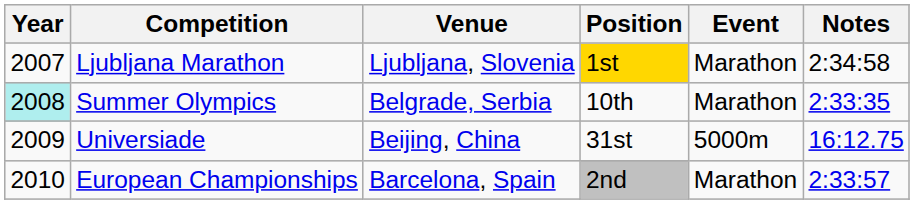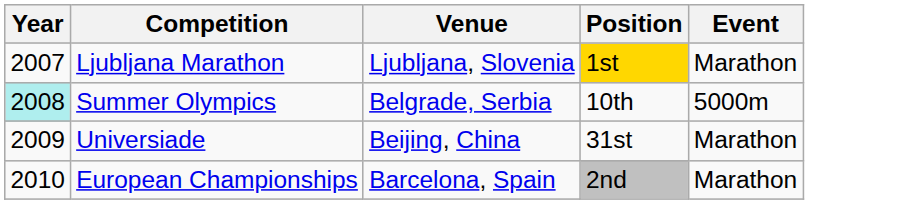- column: (856, 23)
(746, 101) Marathon -> (731, 101) 5000m
(731, 140) 5000m -> (746, 140) Marathon
